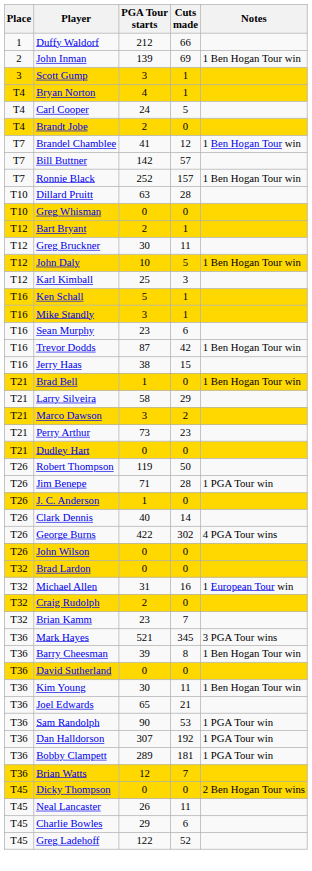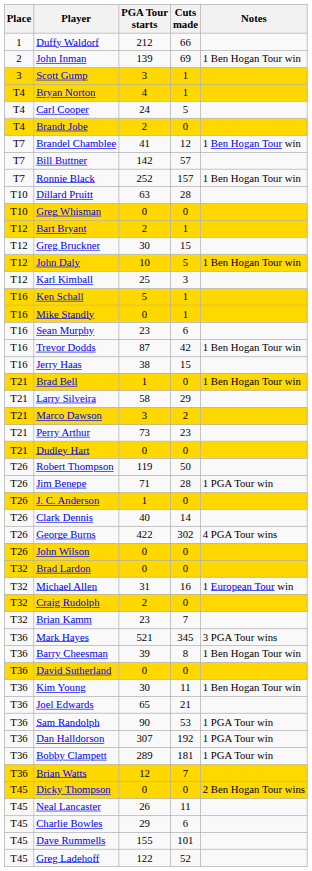(185, 246) 11 -> (185, 246) 15
(145, 314) 3 -> (145, 314) 0
+ row: (71, 841)
